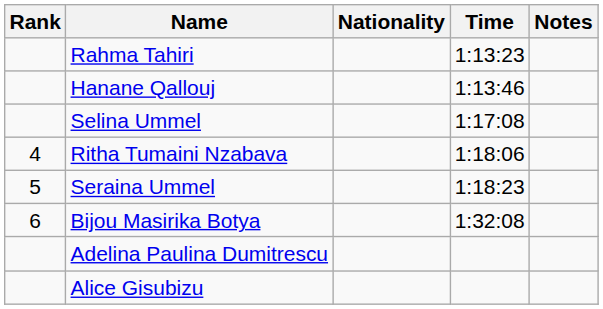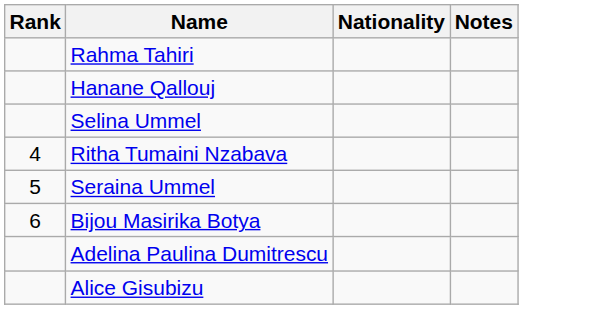- column: (490, 21)
